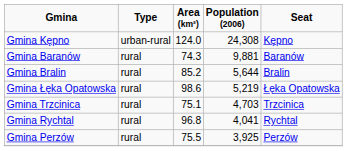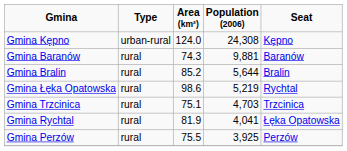(302, 89) Łęka Opatowska -> (281, 89) Rychtal
(191, 121) 96.8 -> (191, 121) 81.9
(281, 121) Rychtal -> (302, 121) Łęka Opatowska
